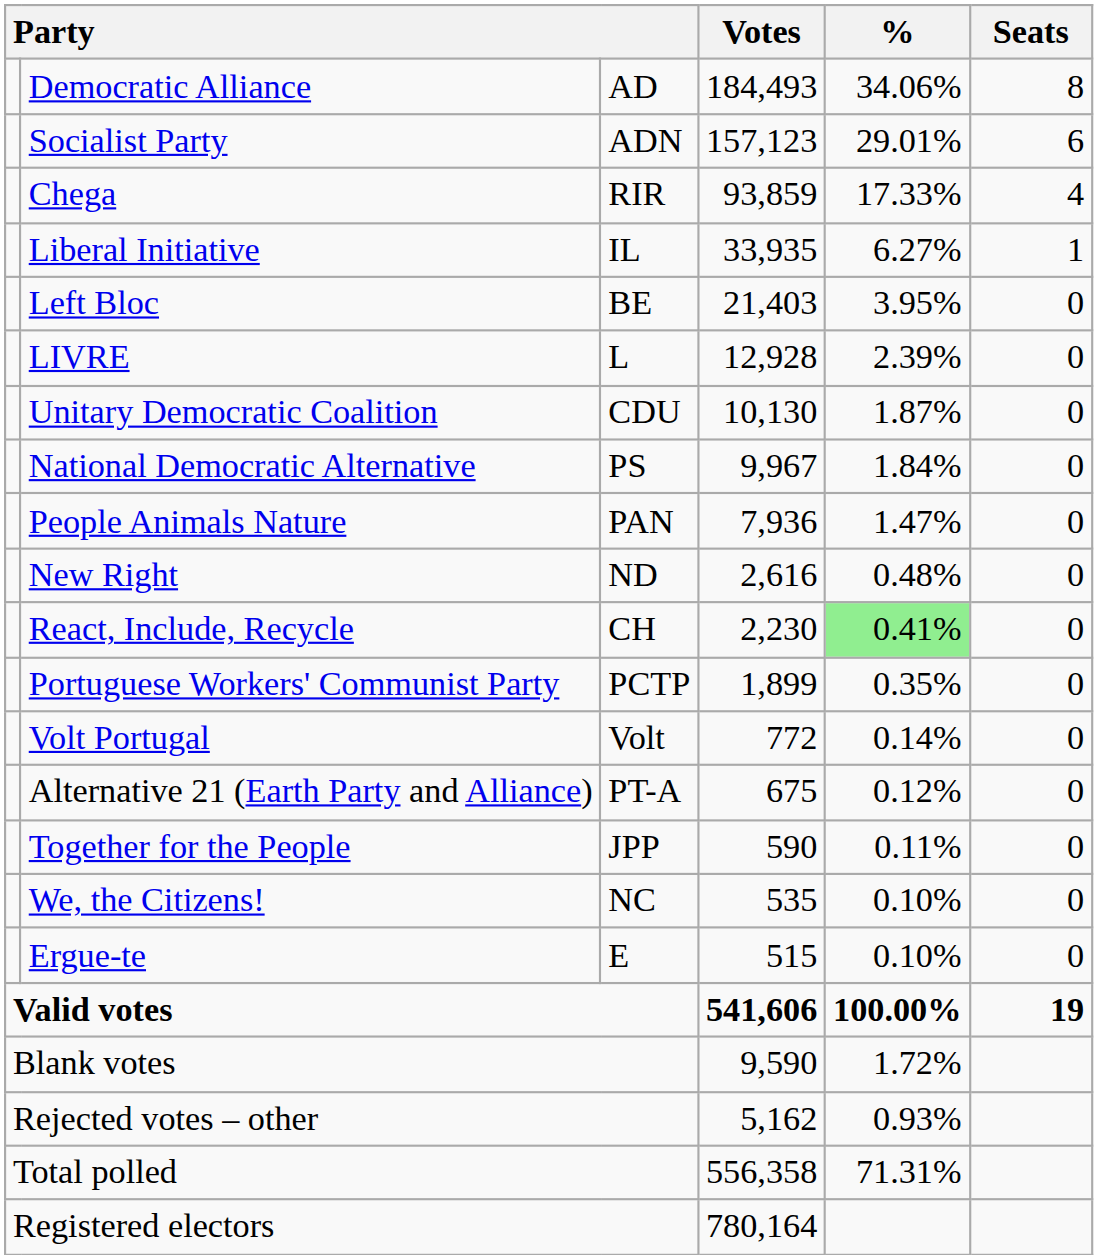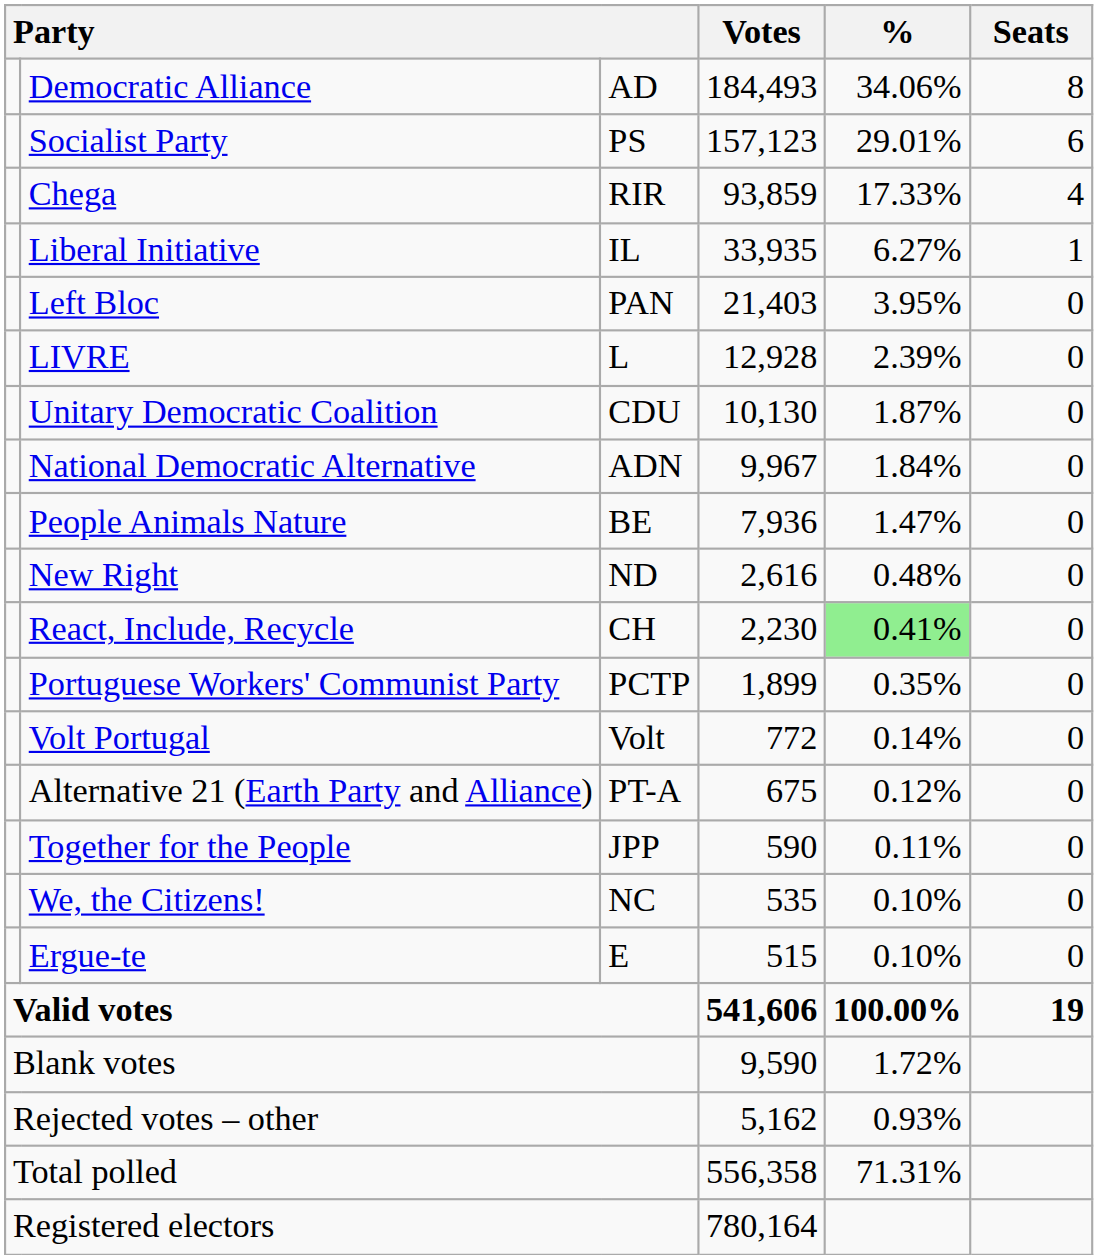(645, 140) ADN -> (627, 140) PS
(630, 303) BE -> (641, 303) PAN
(627, 466) PS -> (645, 466) ADN
(641, 520) PAN -> (630, 520) BE
